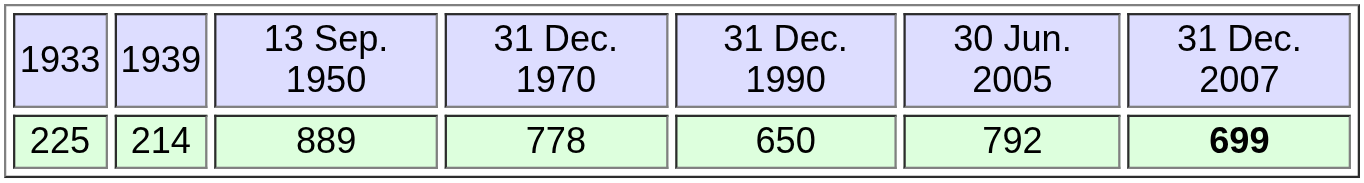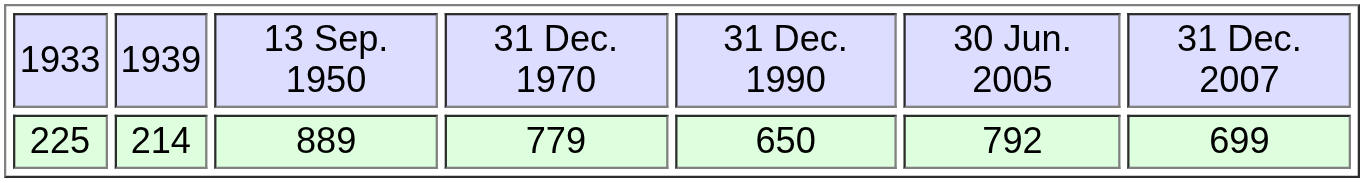(556, 141) 778 -> (556, 141) 779
(1239, 141) bold -> (1239, 141) normal
